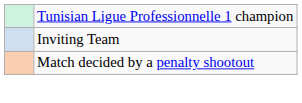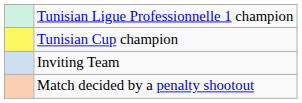+ row: (108, 39)
